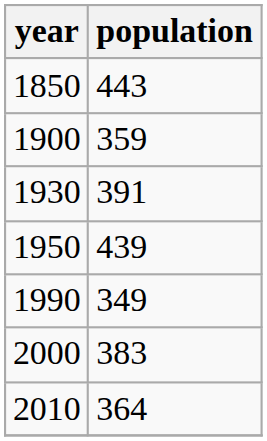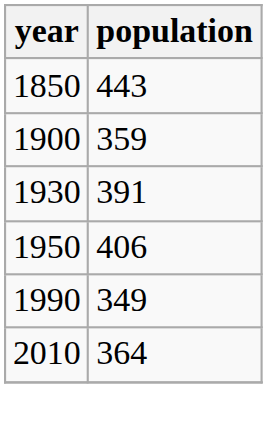(122, 246) 439 -> (122, 246) 406
- row: (47, 354)
